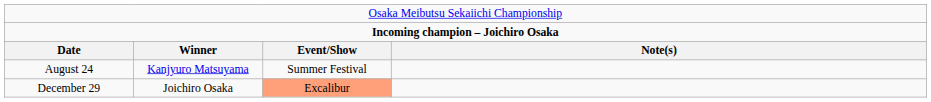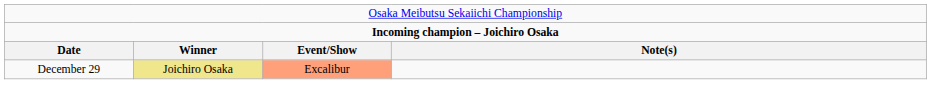- row: (69, 69)
(198, 87) no background -> (198, 69) khaki background
